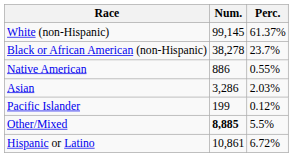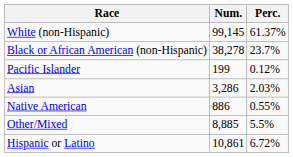rows swapped: (47, 69) <-> (44, 106)
(225, 124) bold -> (225, 124) normal
